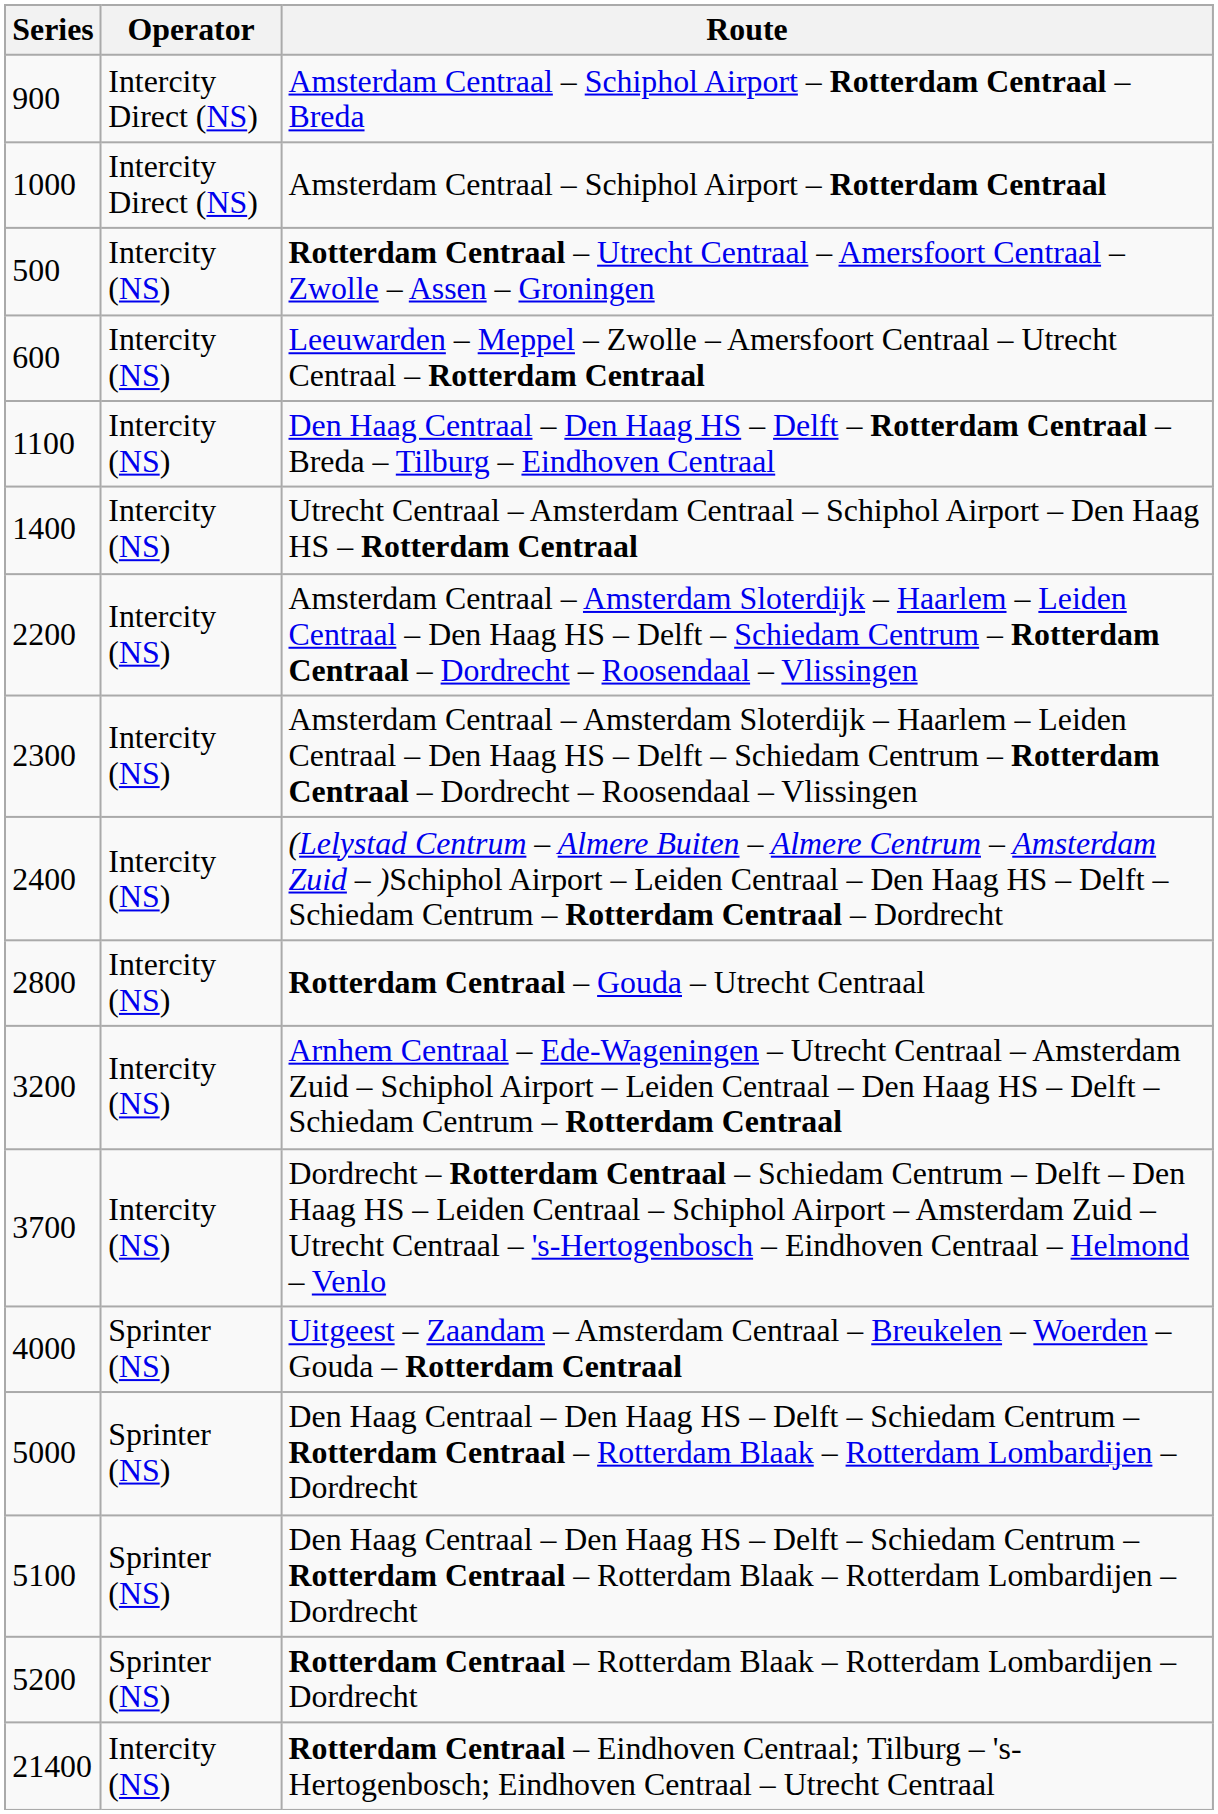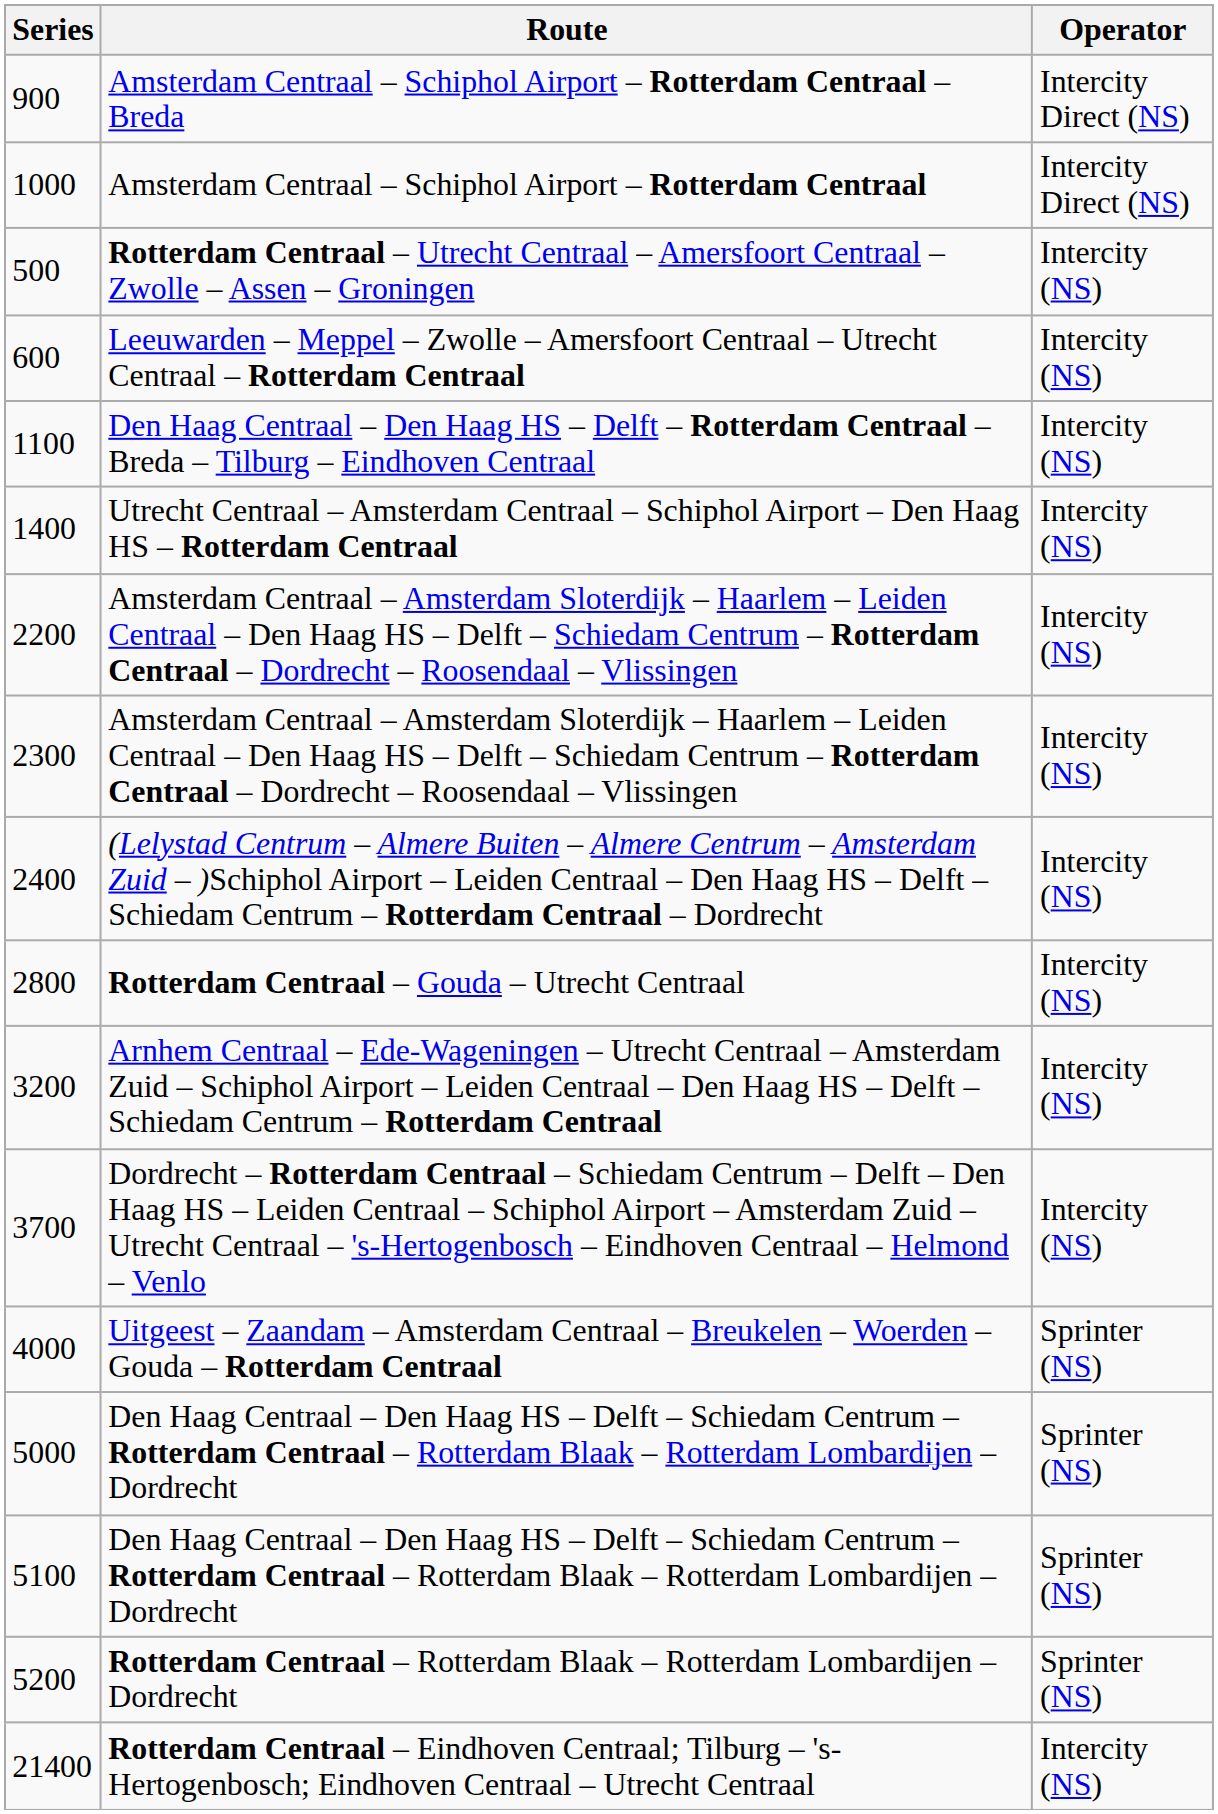columns swapped: (191, 29) <-> (747, 29)
